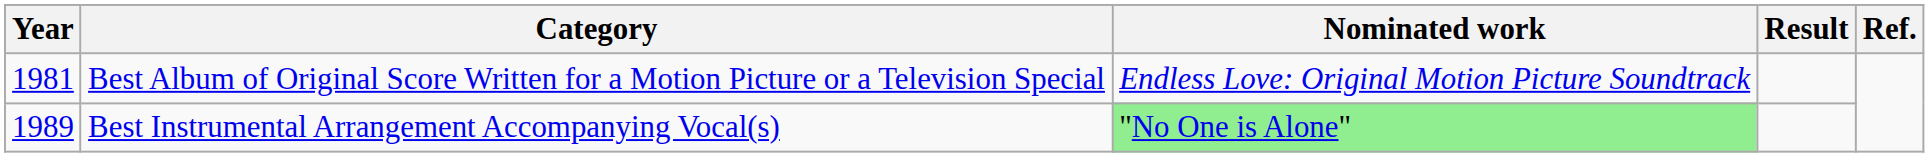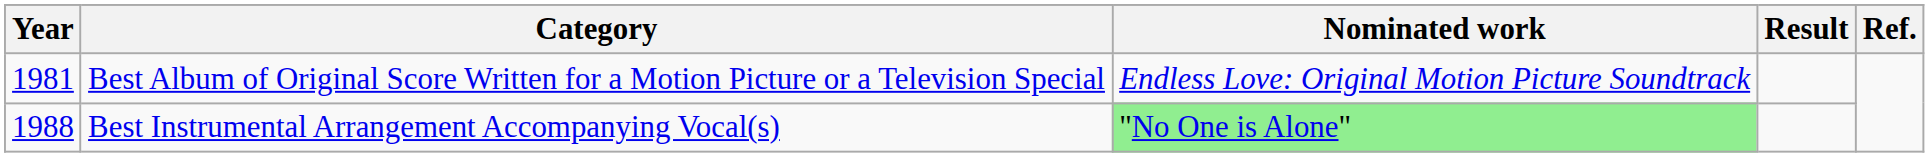(43, 126) 1989 -> (43, 126) 1988
